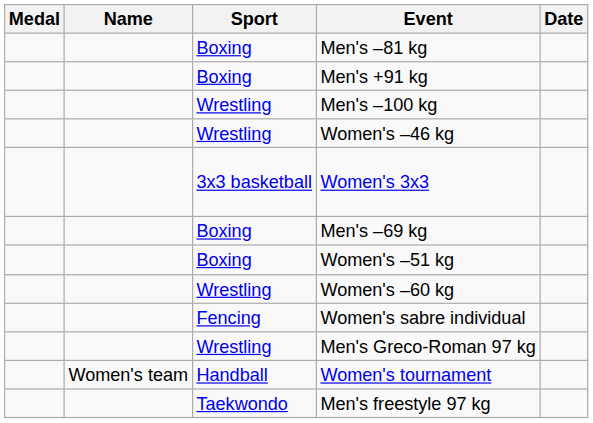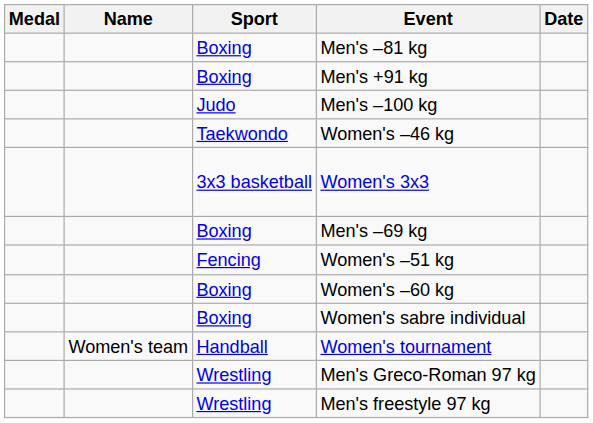(234, 105) Wrestling -> (216, 105) Judo
(234, 134) Wrestling -> (242, 134) Taekwondo
(224, 260) Boxing -> (229, 260) Fencing
(234, 289) Wrestling -> (224, 289) Boxing
(229, 317) Fencing -> (224, 317) Boxing
rows swapped: (428, 346) <-> (406, 375)
(242, 403) Taekwondo -> (234, 403) Wrestling
